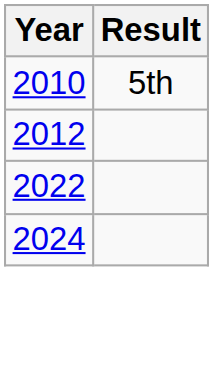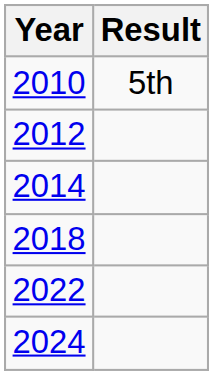+ row: (49, 186)
+ row: (49, 238)
